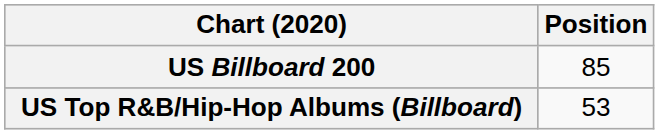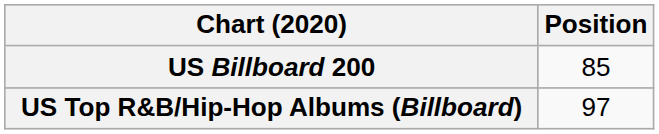(596, 107) 53 -> (596, 107) 97
